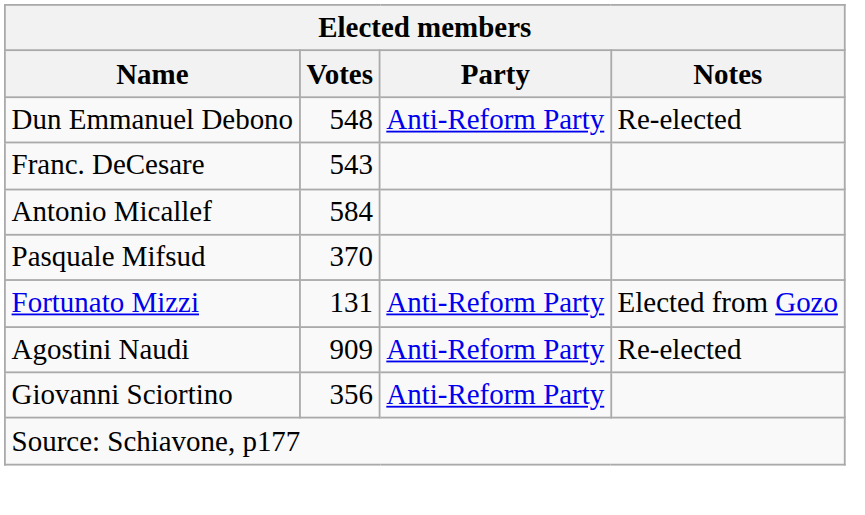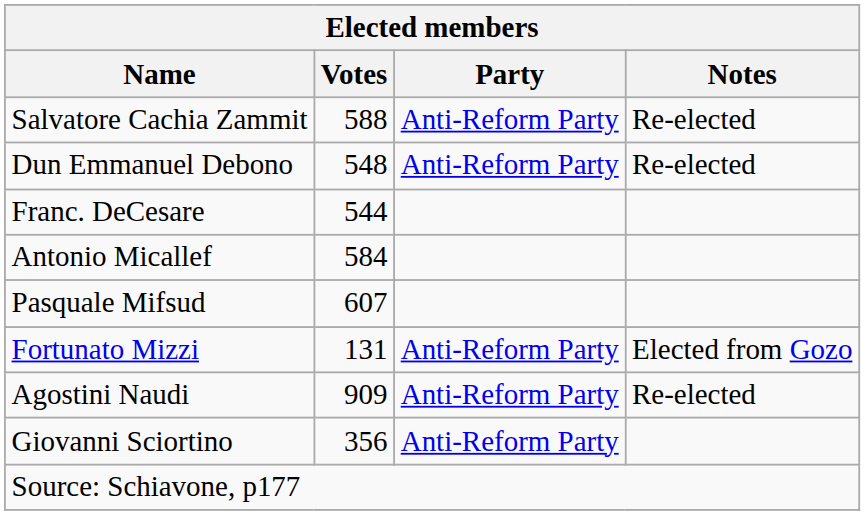+ row: (160, 119)
(351, 165) 543 -> (366, 211) 544
(351, 257) 370 -> (366, 303) 607
